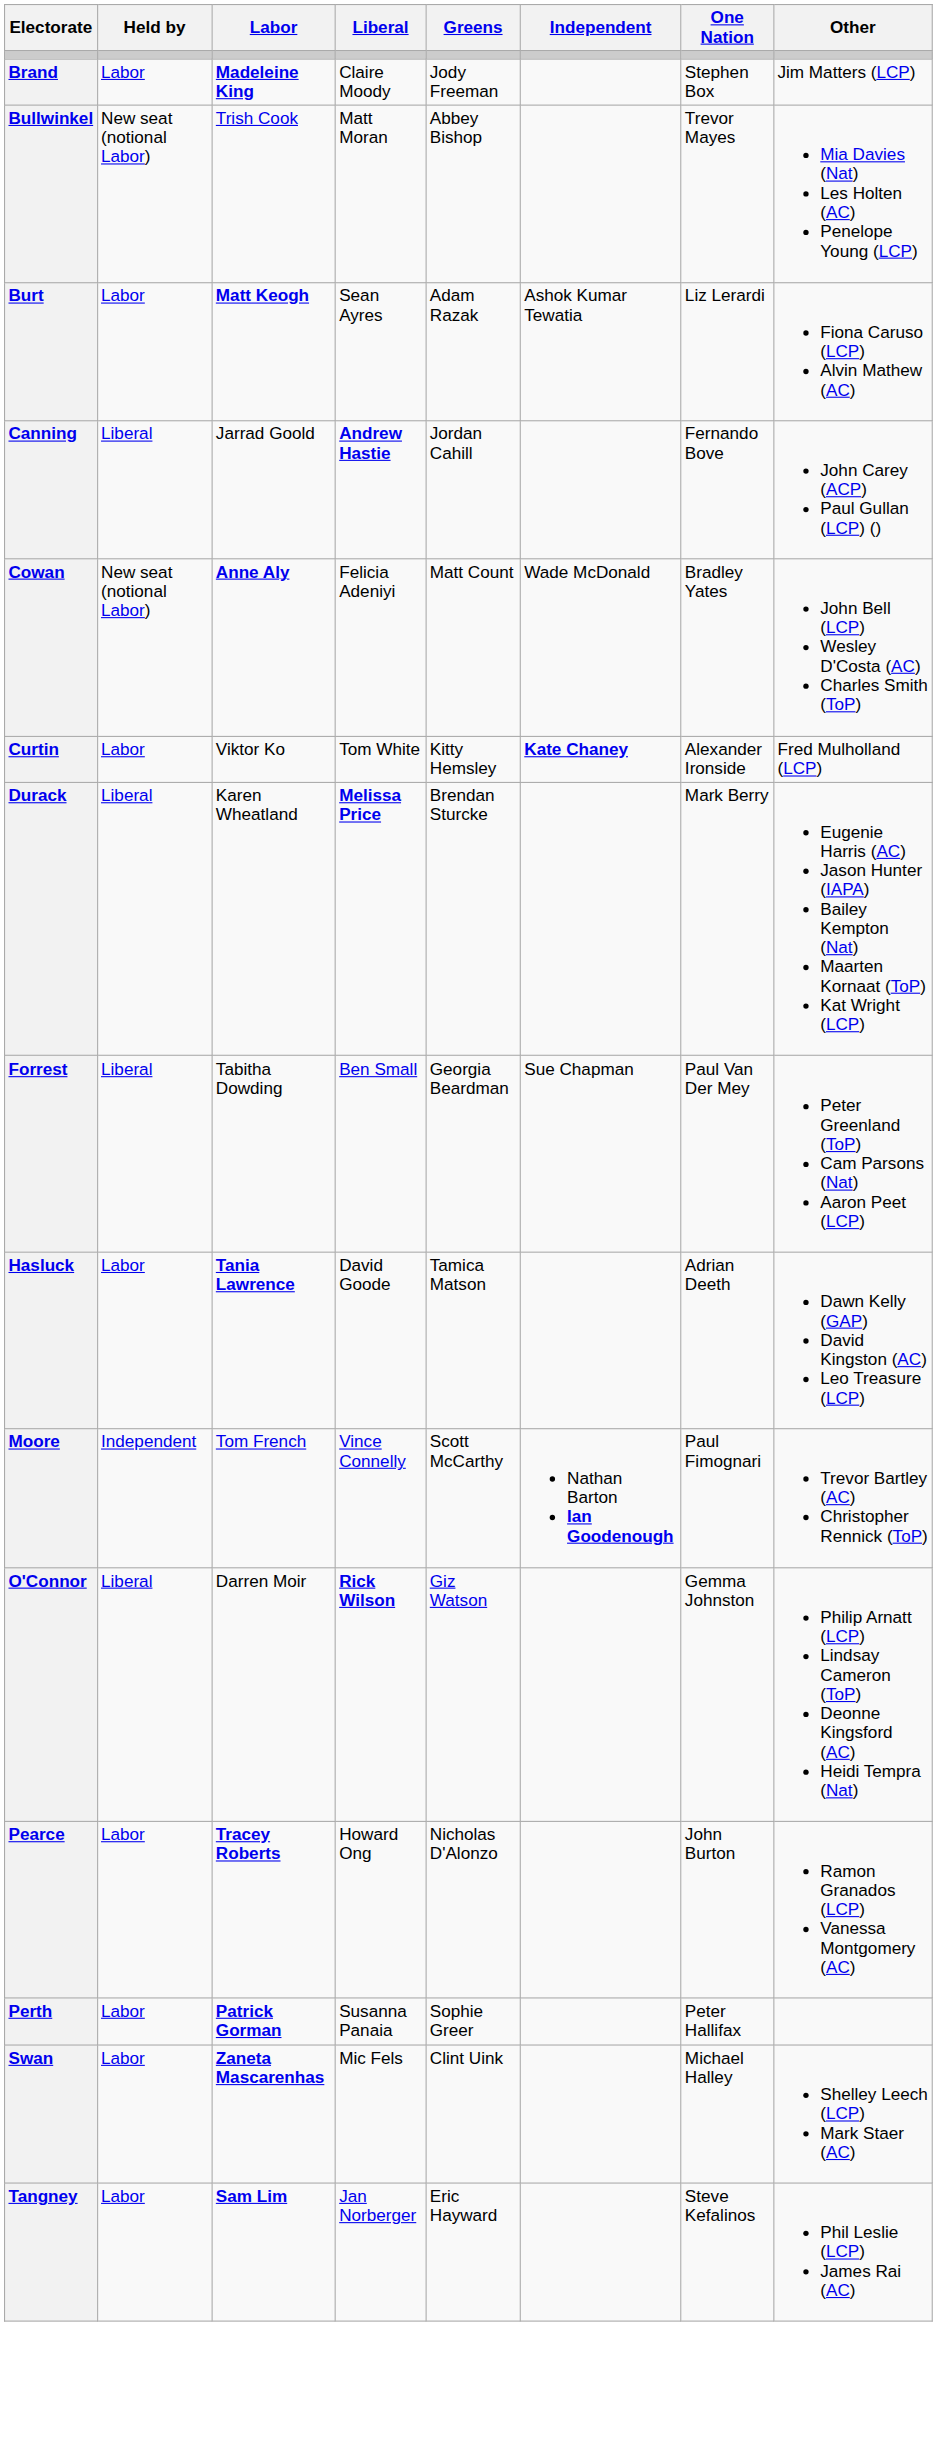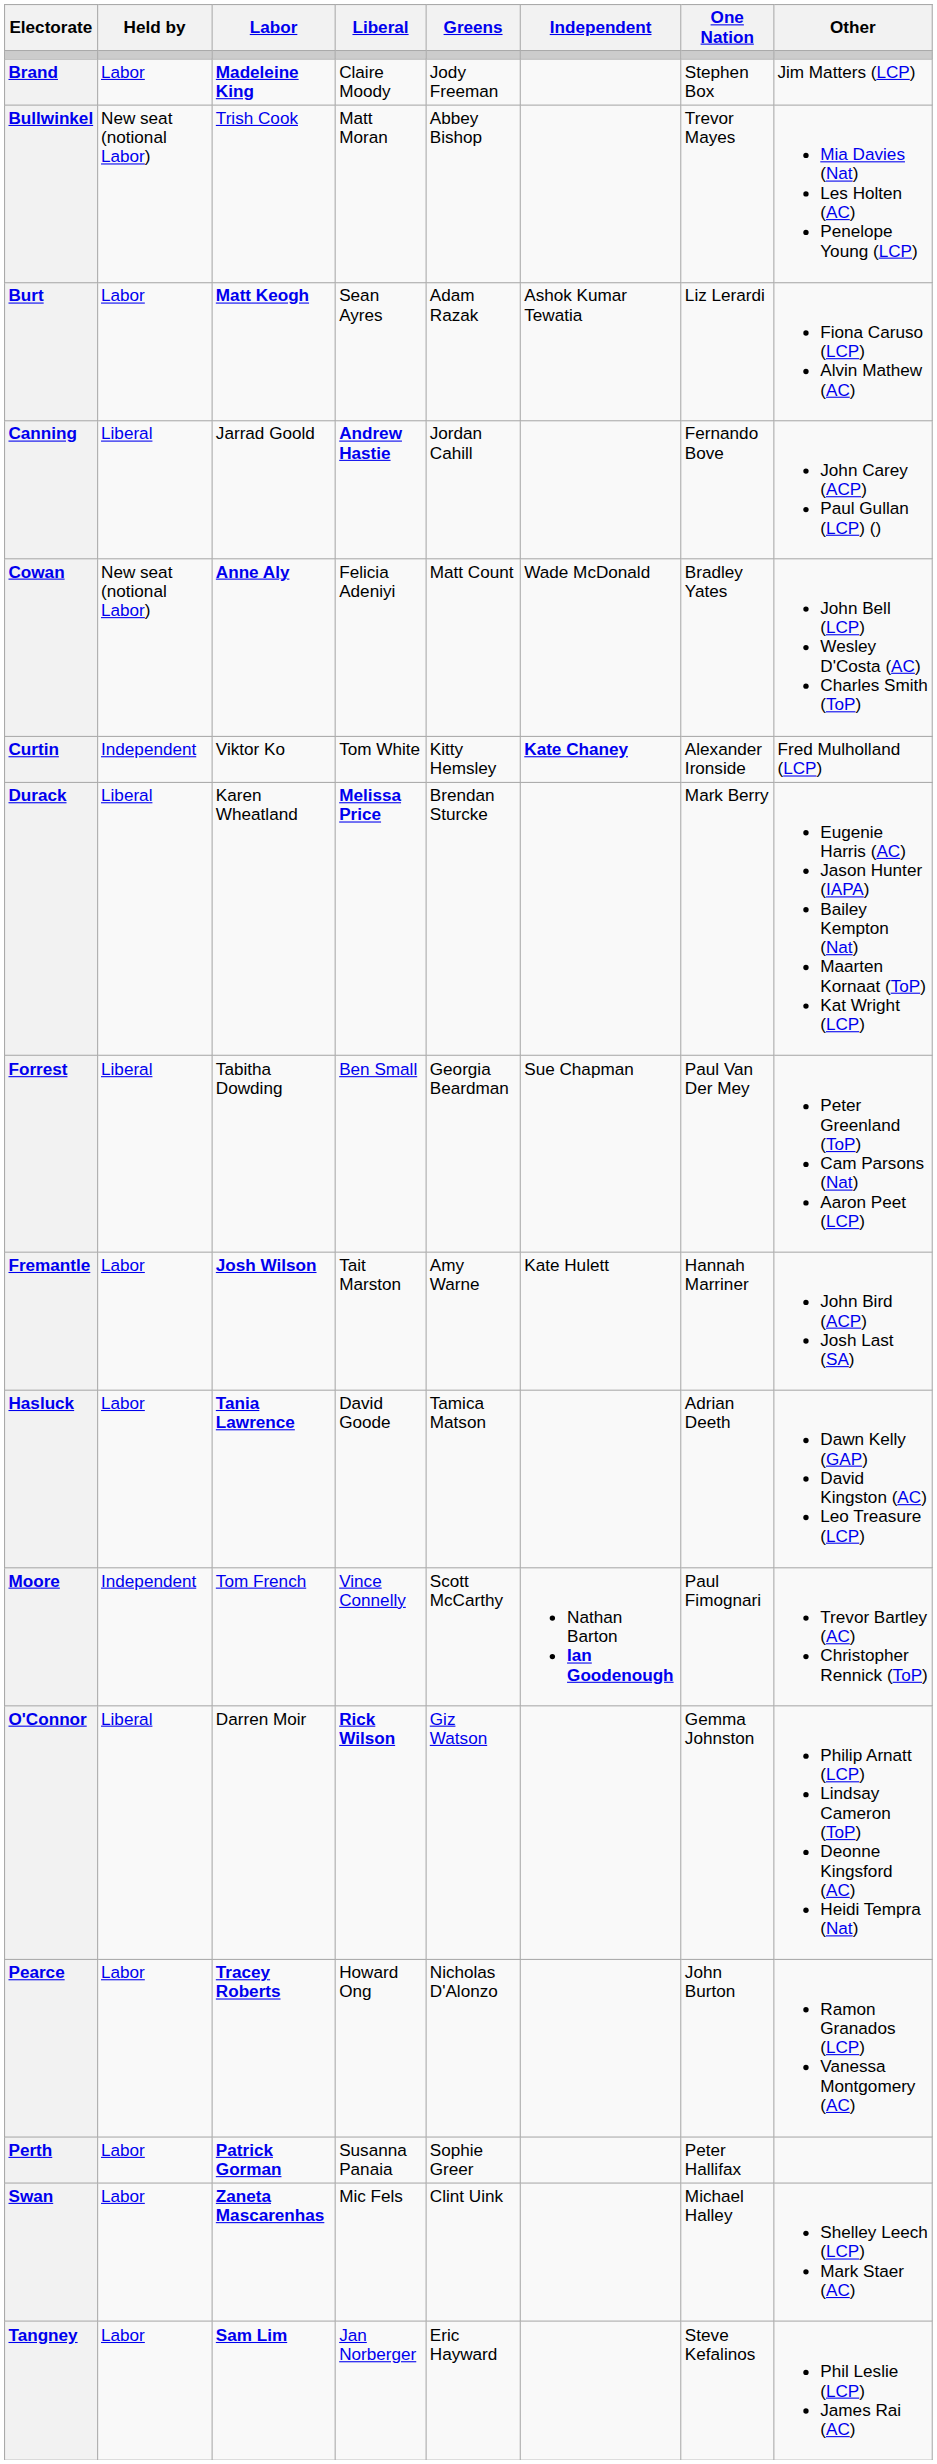(123, 749) Labor -> (149, 749) Independent
+ row: (49, 1265)
